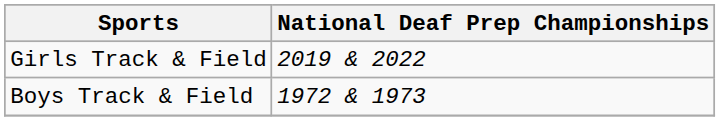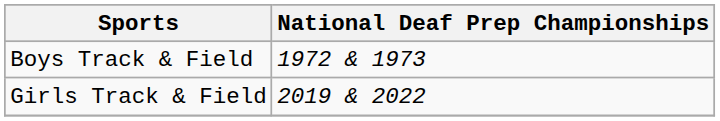rows swapped: (132, 97) <-> (138, 60)
